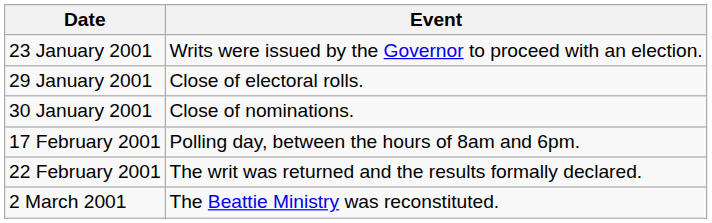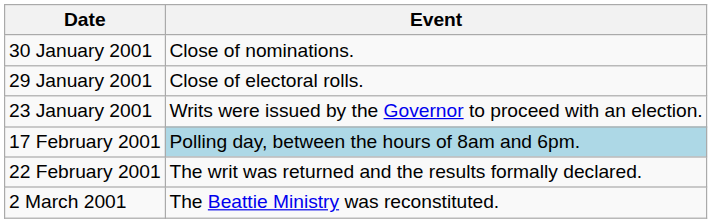rows swapped: (81, 50) <-> (81, 111)
(375, 141) no background -> (375, 141) lightblue background
